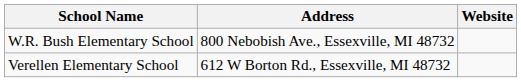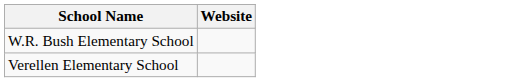- column: (328, 16)
